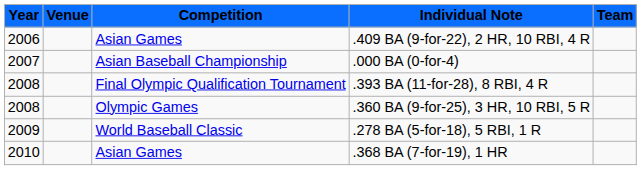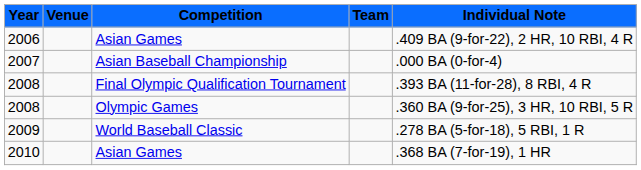columns swapped: (615, 15) <-> (471, 15)
